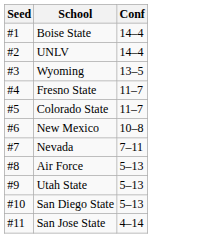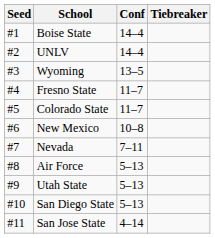+ column: (179, 14)
